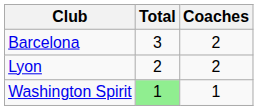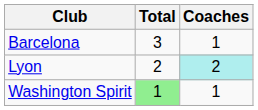(216, 42) 2 -> (216, 42) 1
(216, 67) no background -> (216, 67) paleturquoise background
